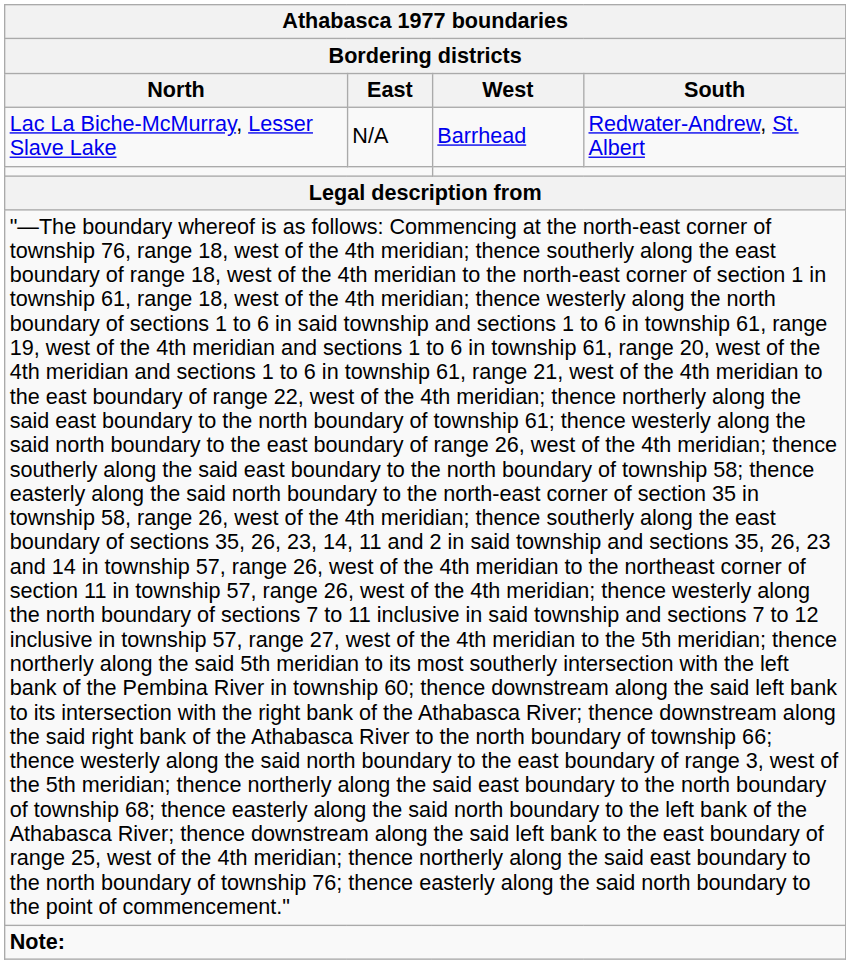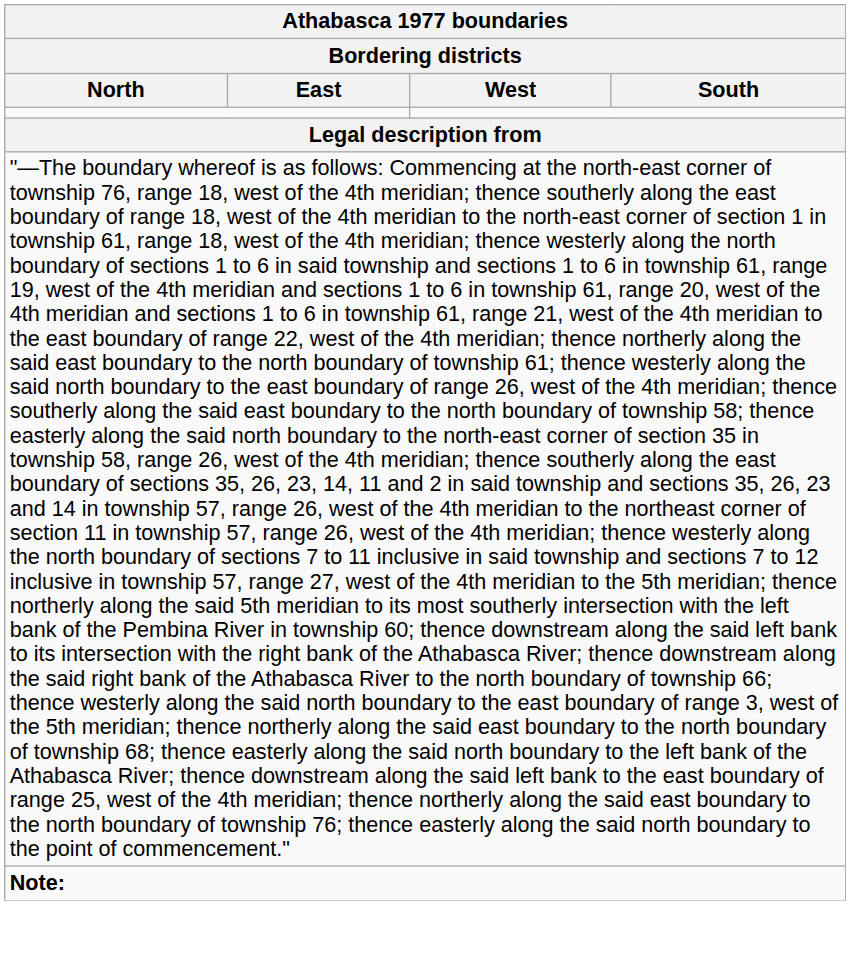- row: (161, 136)
